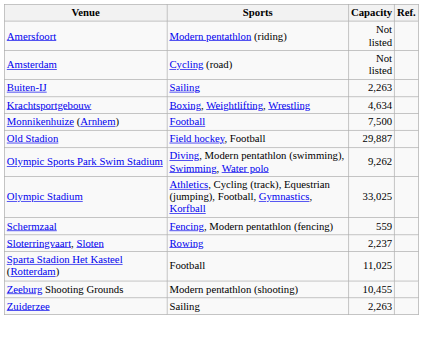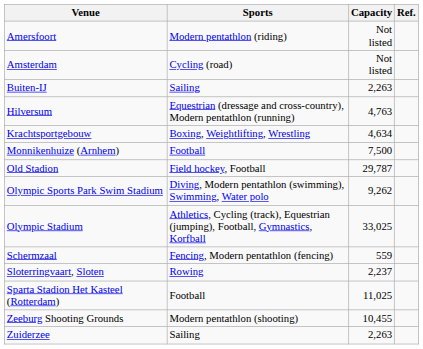+ row: (29, 111)
(377, 139) 29,887 -> (377, 168) 29,787
